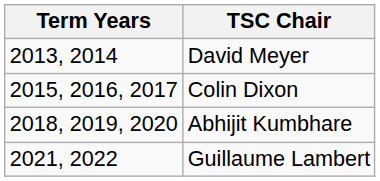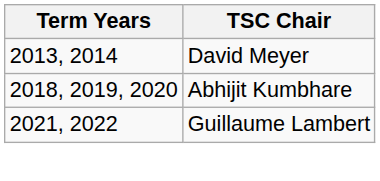- row: (243, 90)
